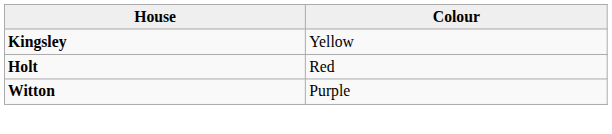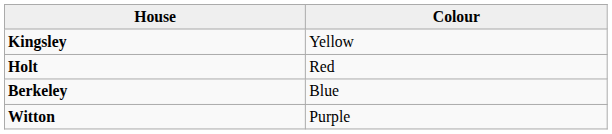+ row: (38, 91)
